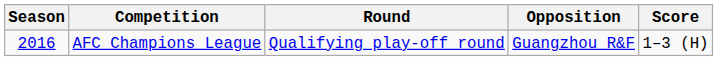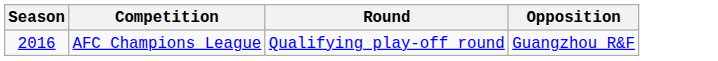- column: (676, 17)
